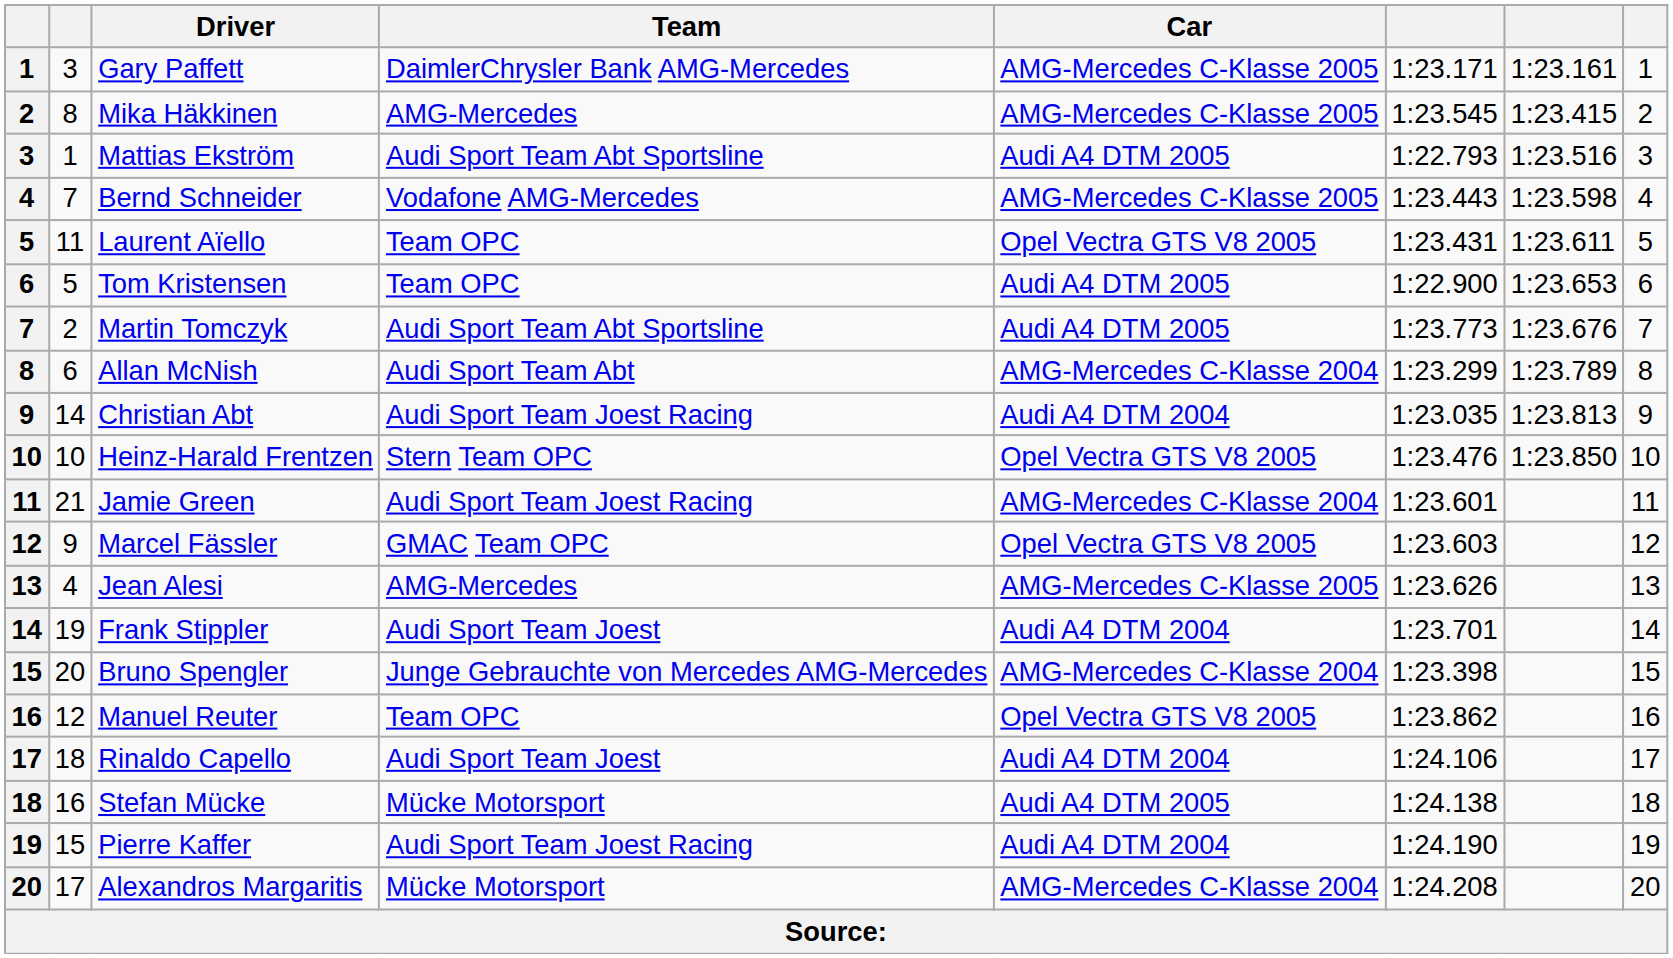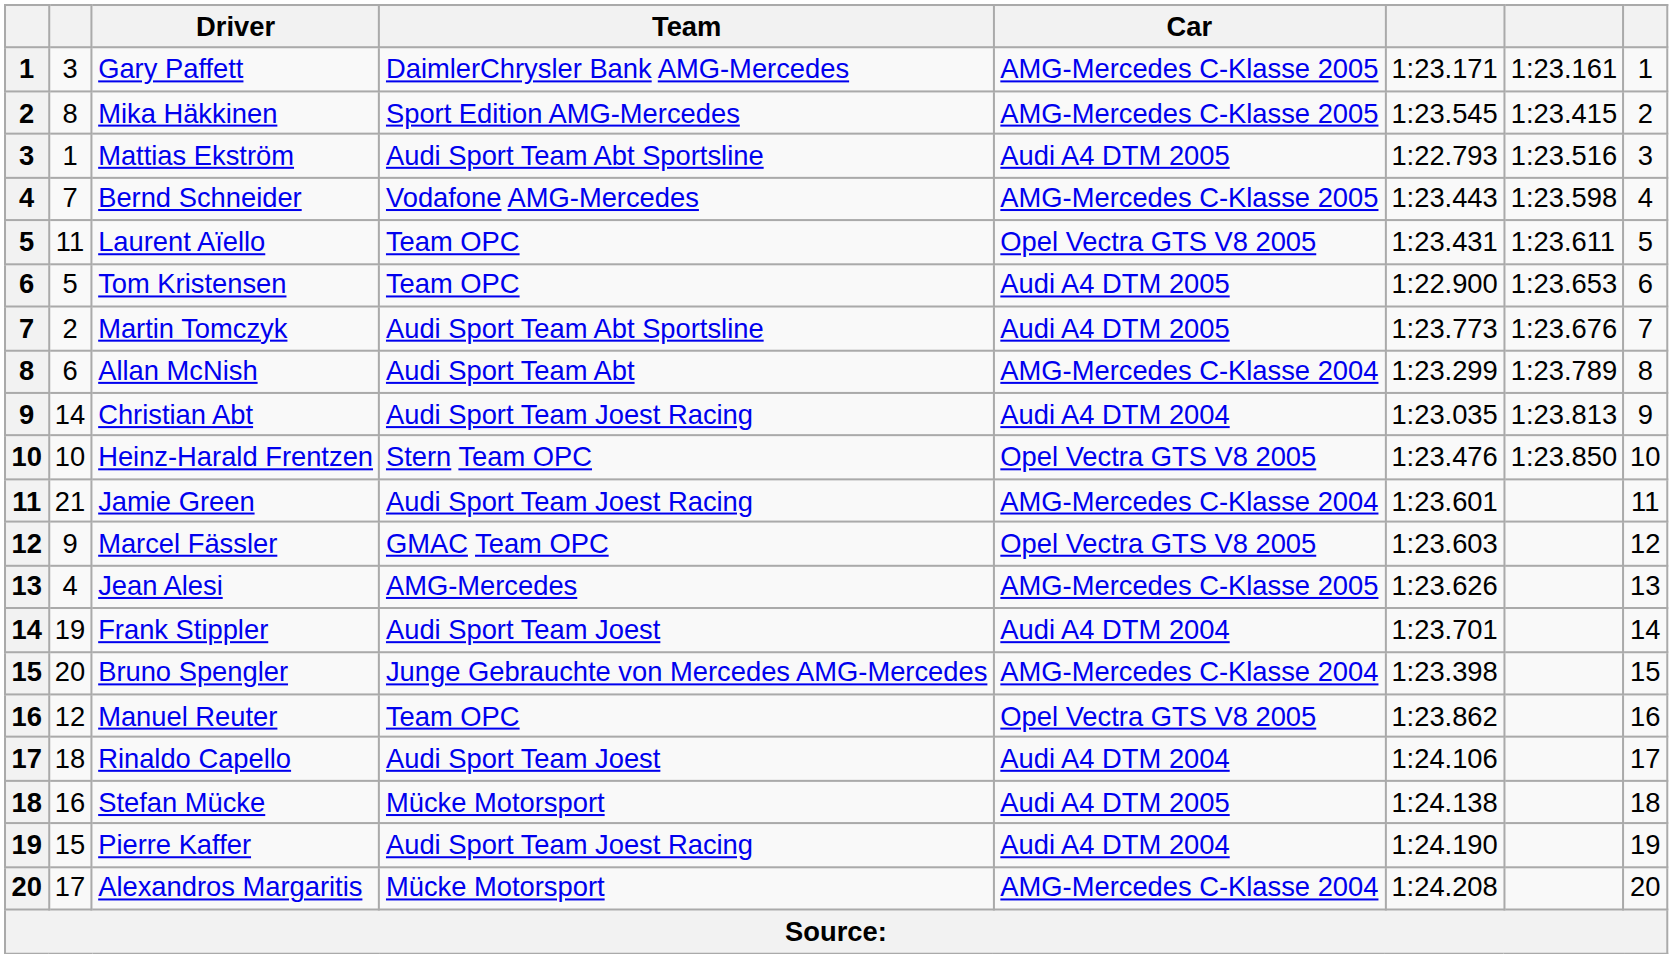(482, 112) AMG-Mercedes -> (563, 112) Sport Edition AMG-Mercedes
